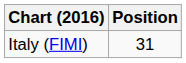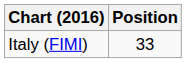(145, 44) 31 -> (145, 44) 33
